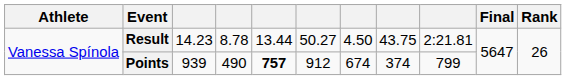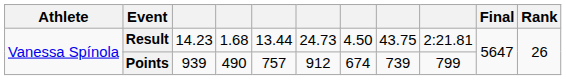(234, 40) 8.78 -> (234, 40) 1.68
(318, 40) 50.27 -> (318, 40) 24.73
(274, 63) bold -> (274, 63) normal
(398, 63) 374 -> (398, 63) 739
